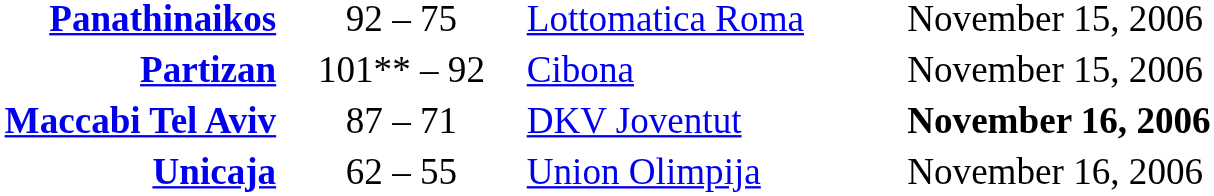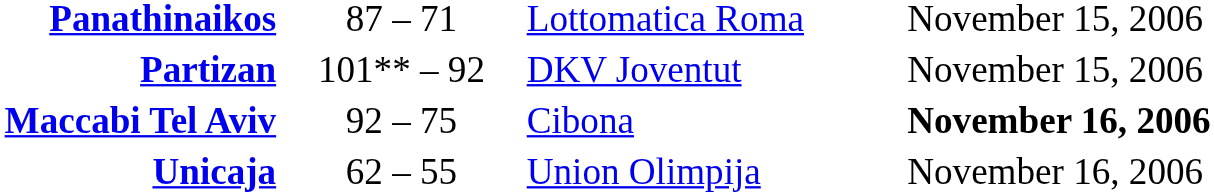(401, 18) 92 – 75 -> (401, 18) 87 – 71
(580, 69) Cibona -> (634, 69) DKV Joventut
(401, 120) 87 – 71 -> (401, 120) 92 – 75
(634, 120) DKV Joventut -> (580, 120) Cibona
